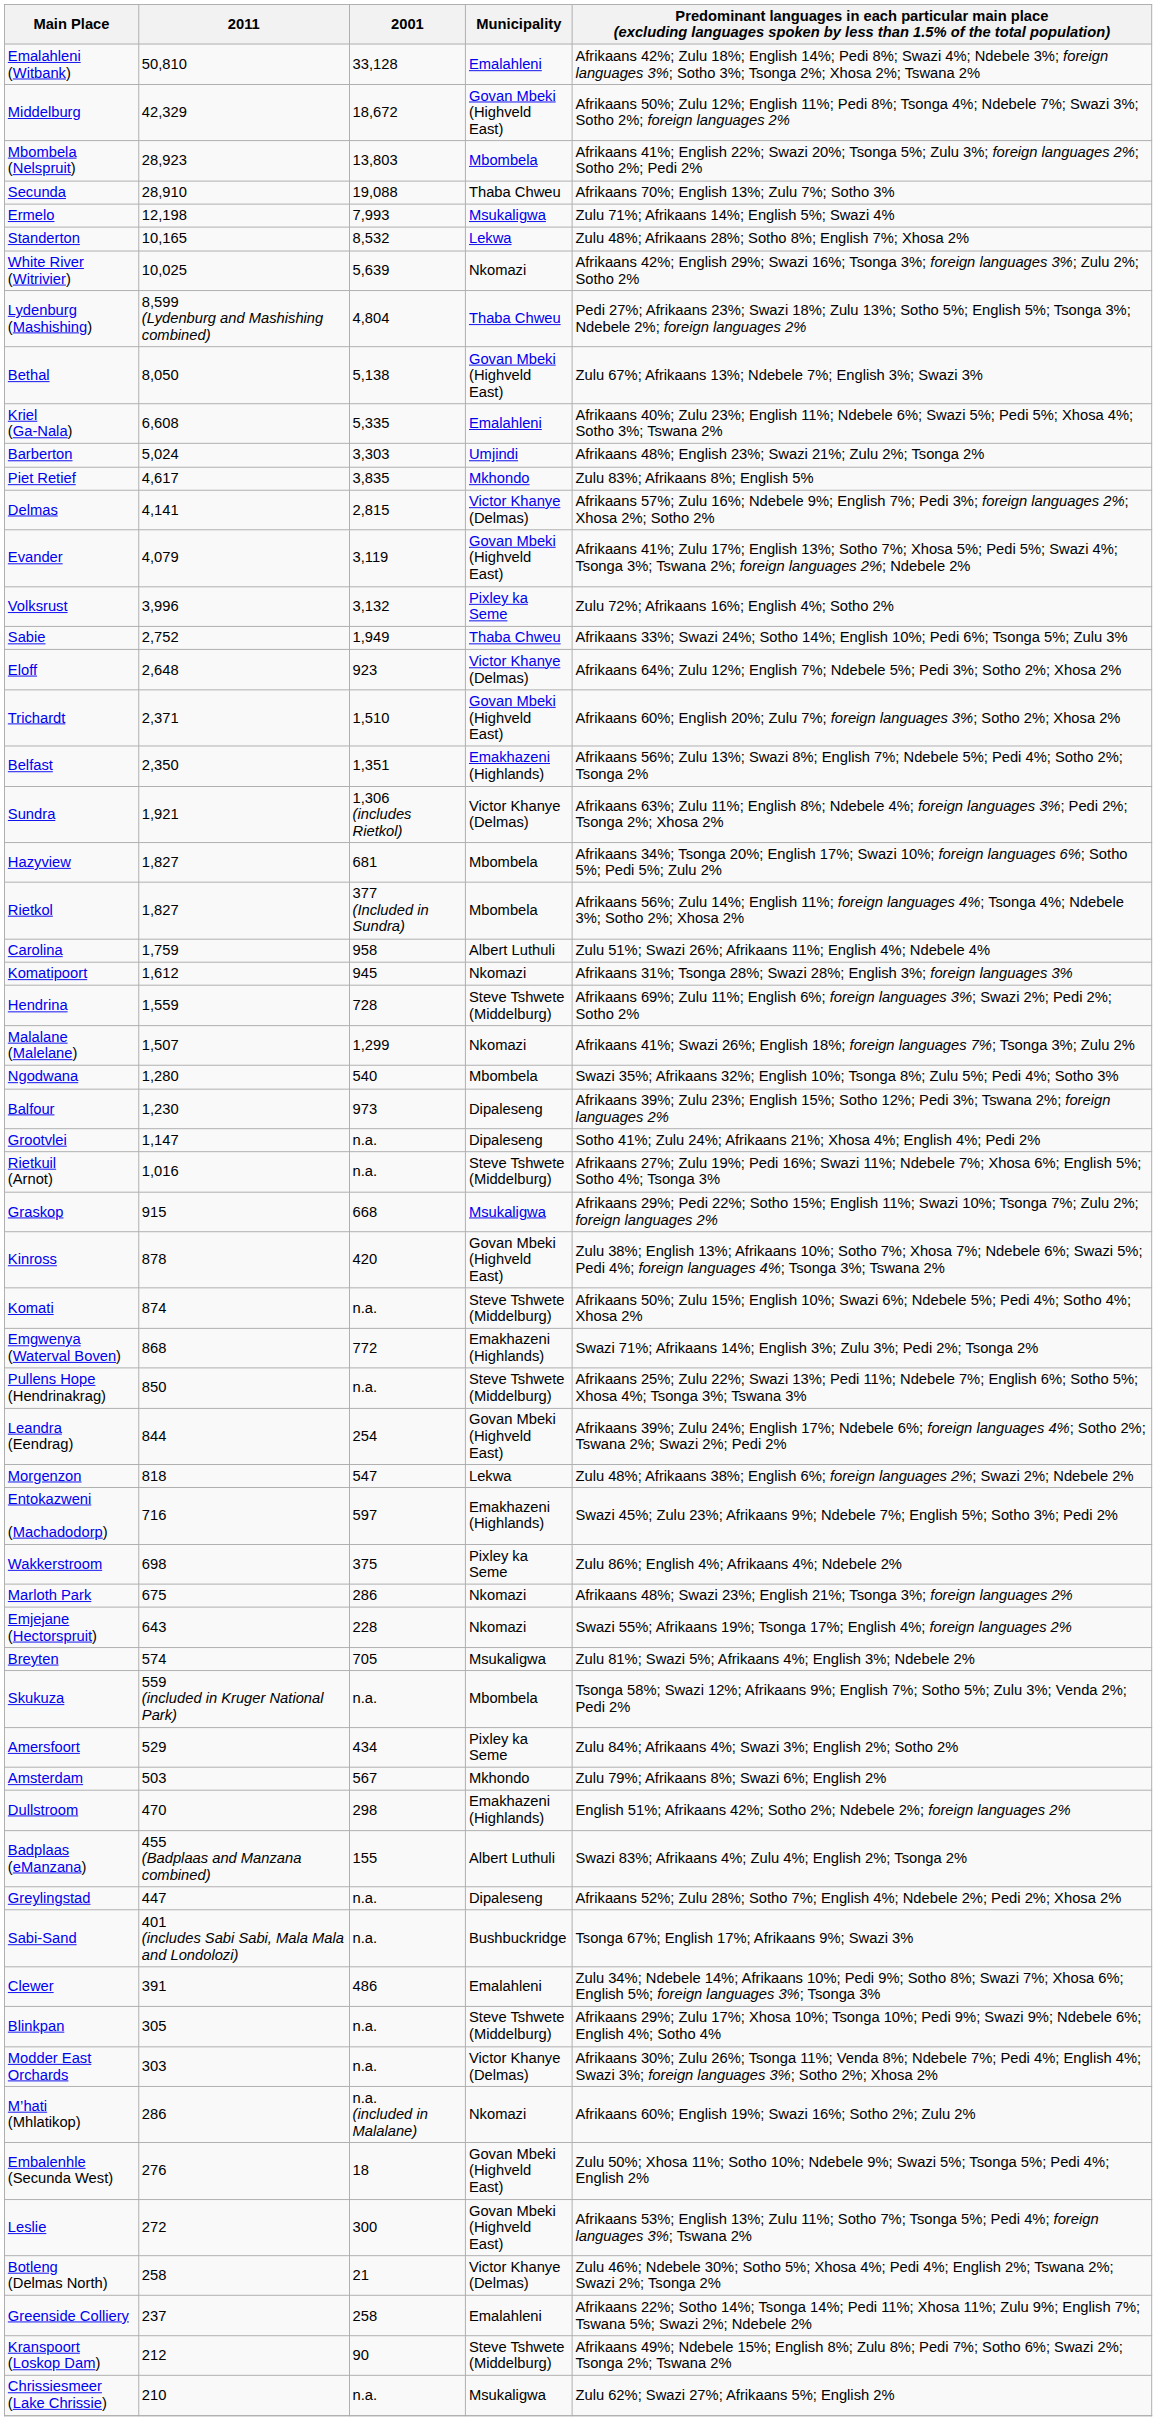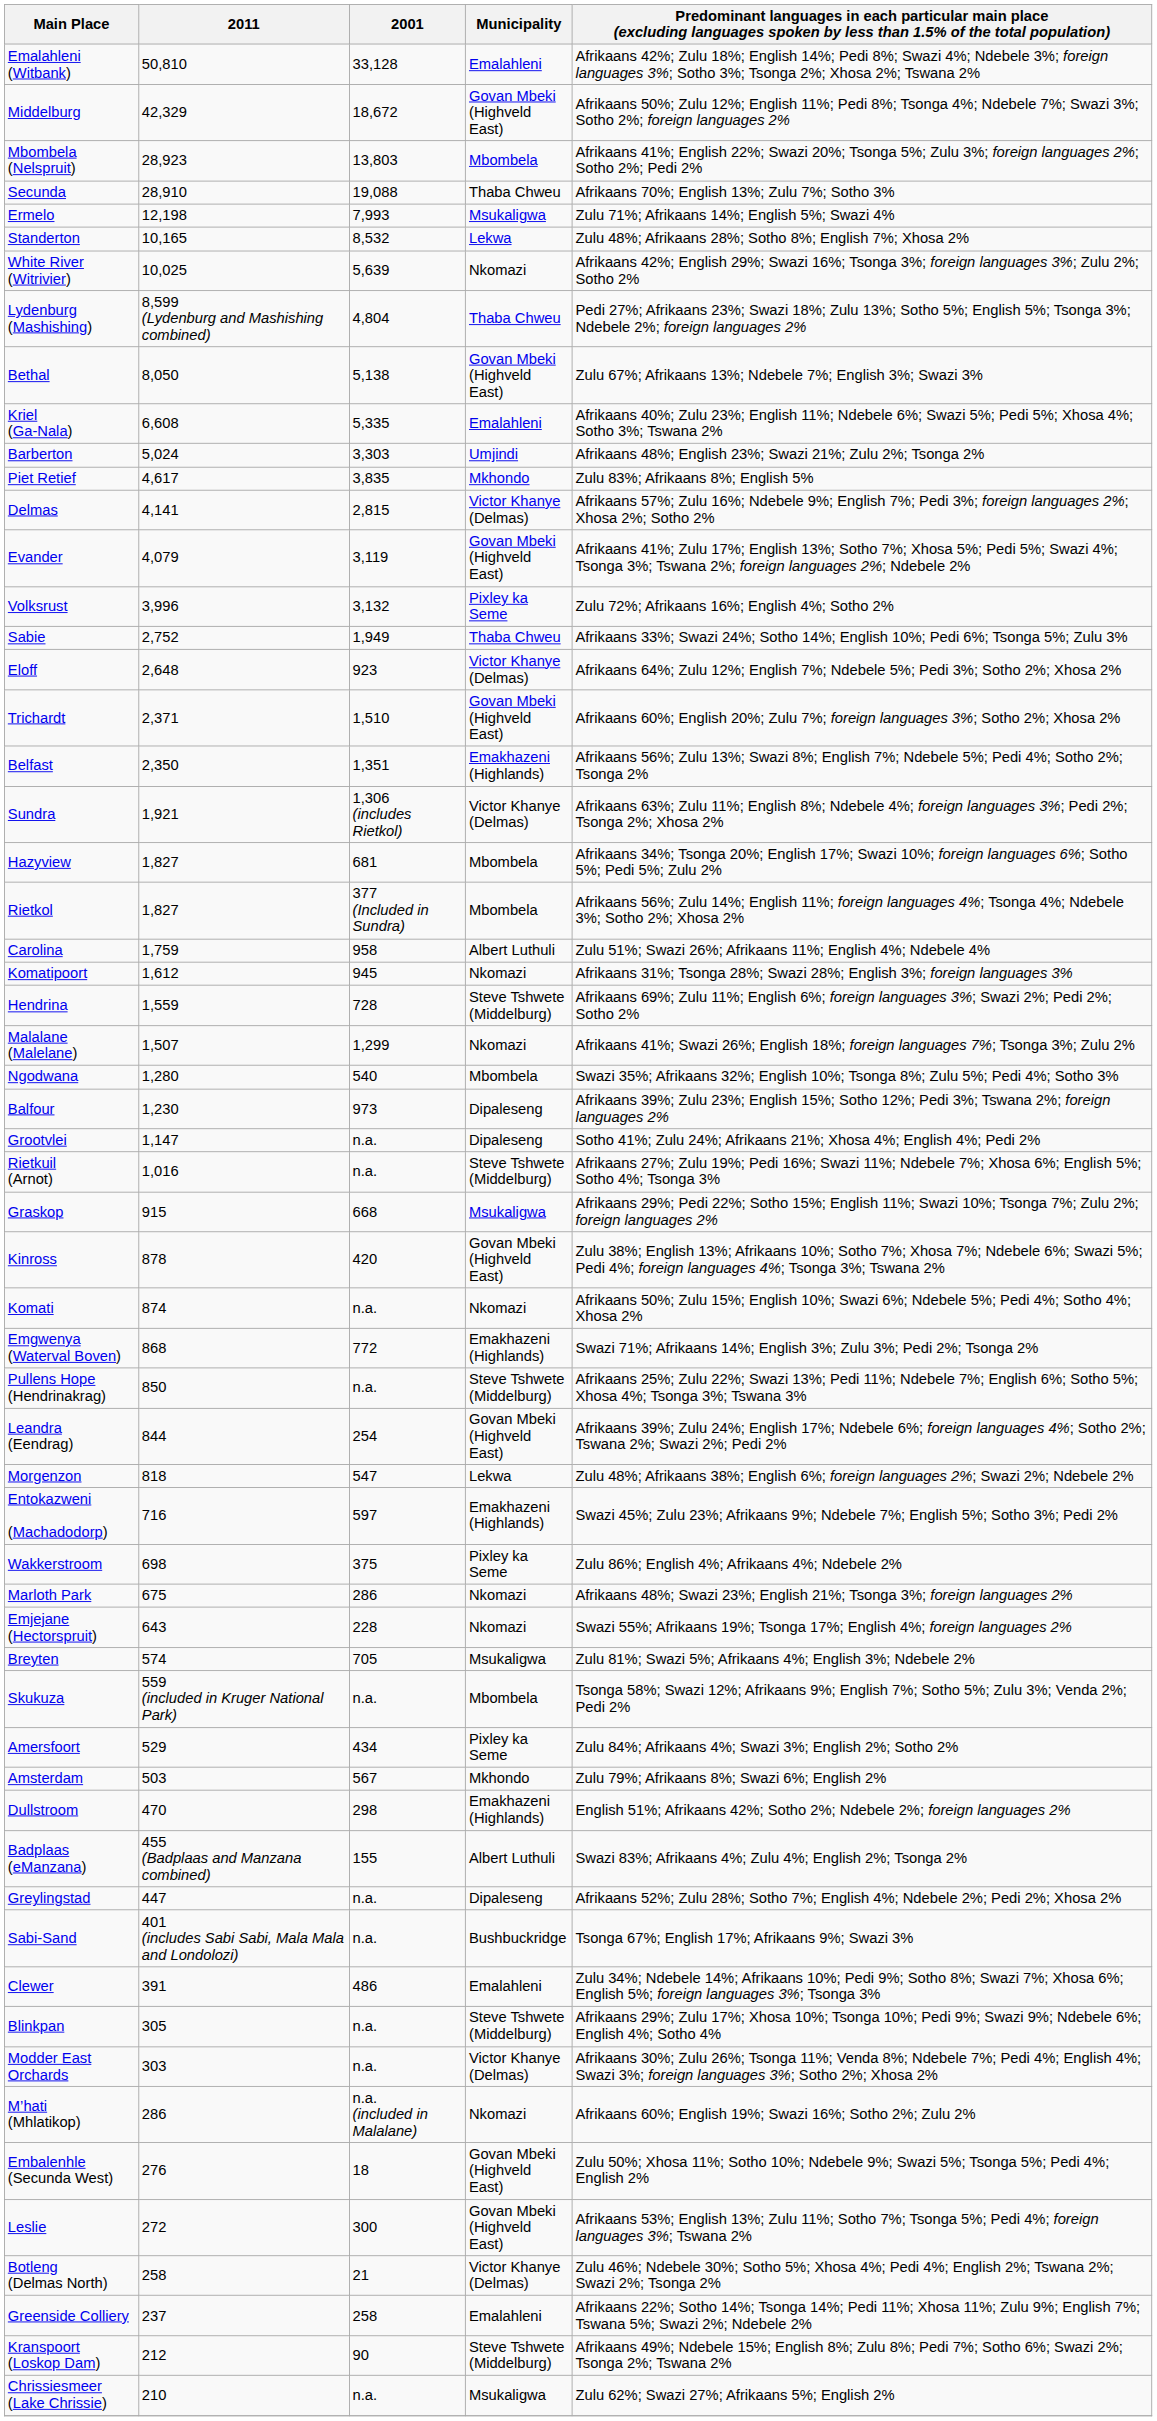(517, 1308) Steve Tshwete (Middelburg) -> (498, 1308) Nkomazi
